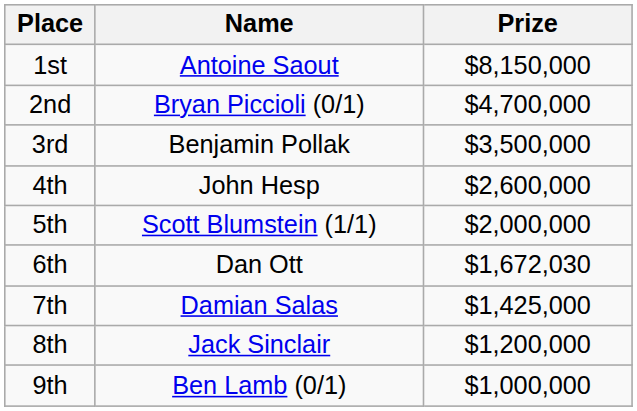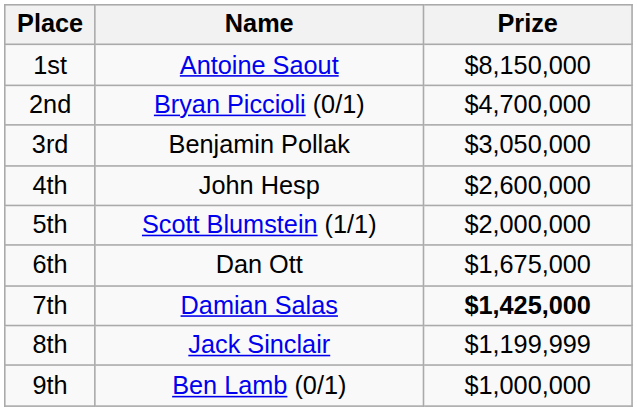(528, 144) $3,500,000 -> (528, 144) $3,050,000
(528, 265) $1,672,030 -> (528, 265) $1,675,000
(528, 305) normal -> (528, 305) bold
(528, 345) $1,200,000 -> (528, 345) $1,199,999
